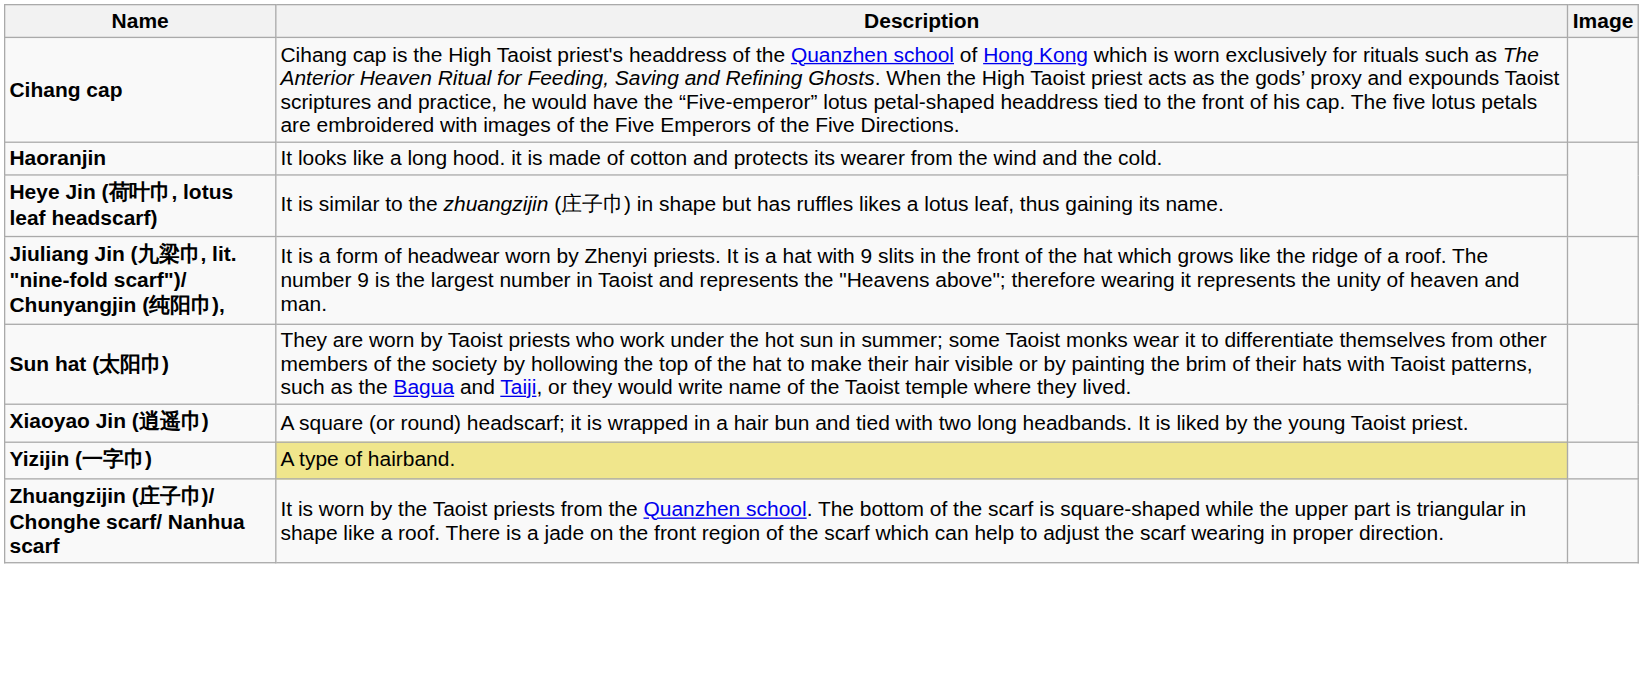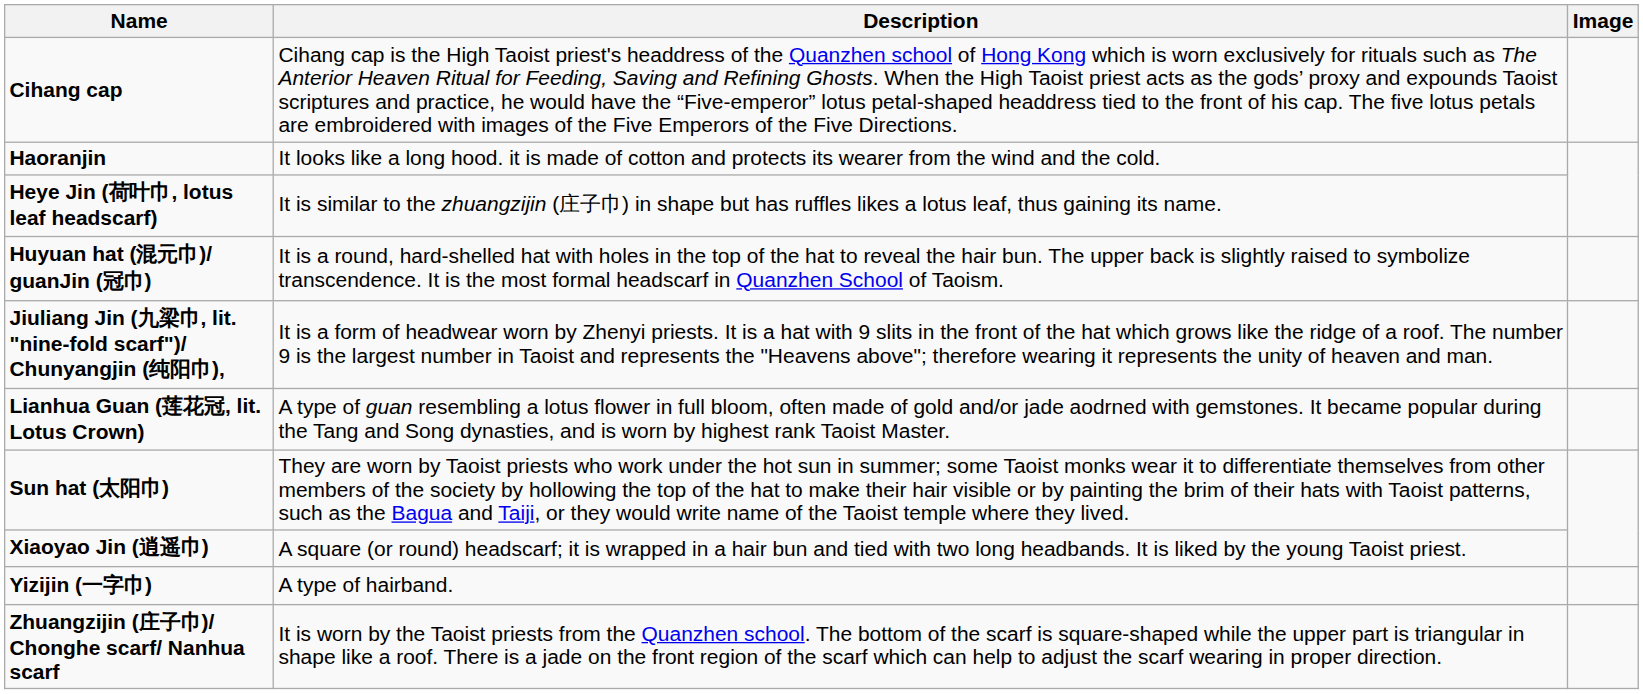+ row: (111, 267)
+ row: (135, 419)
(368, 460) khaki background -> (366, 585) no background
